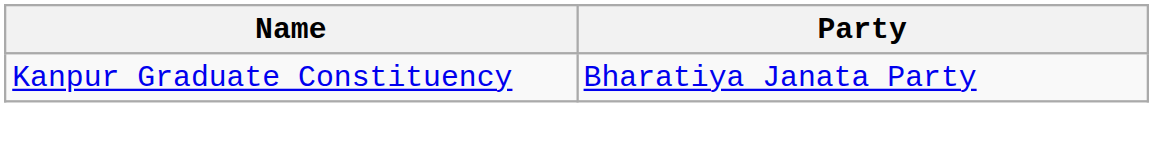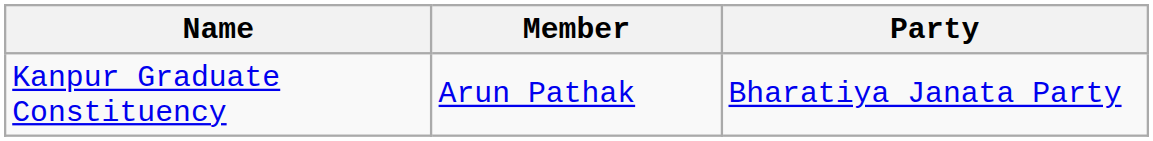+ column: (576, 29)
